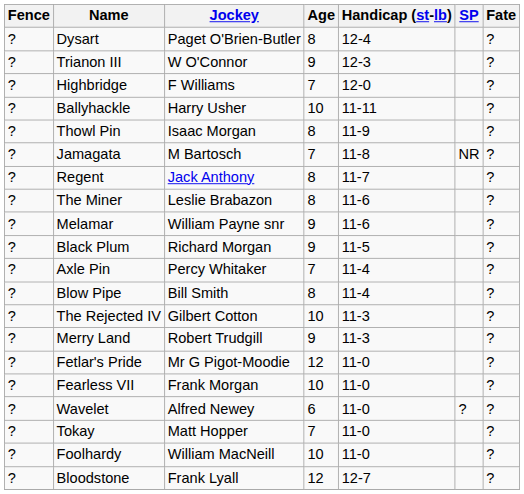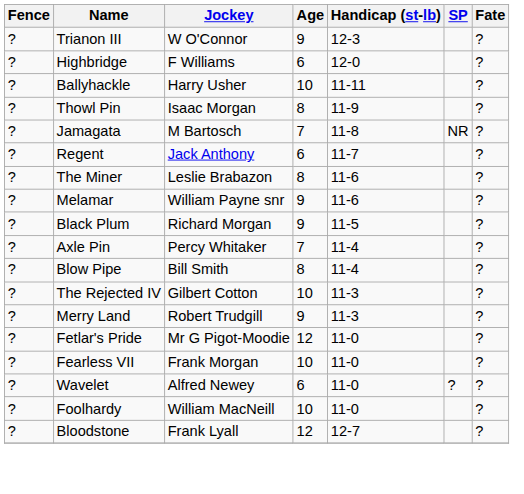- row: (78, 39)
(312, 85) 7 -> (301, 62) 6
(312, 177) 8 -> (301, 154) 6
- row: (76, 431)
